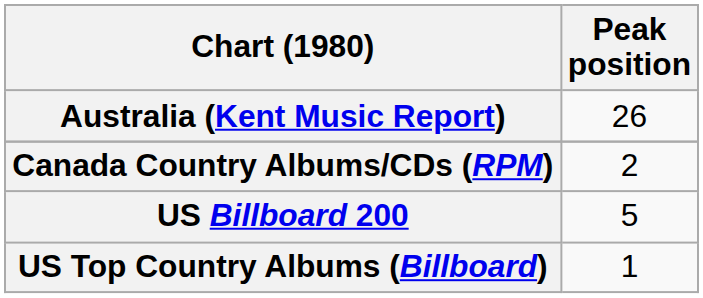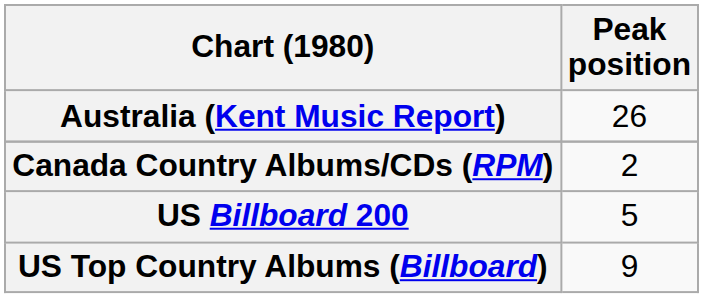(629, 266) 1 -> (629, 266) 9
